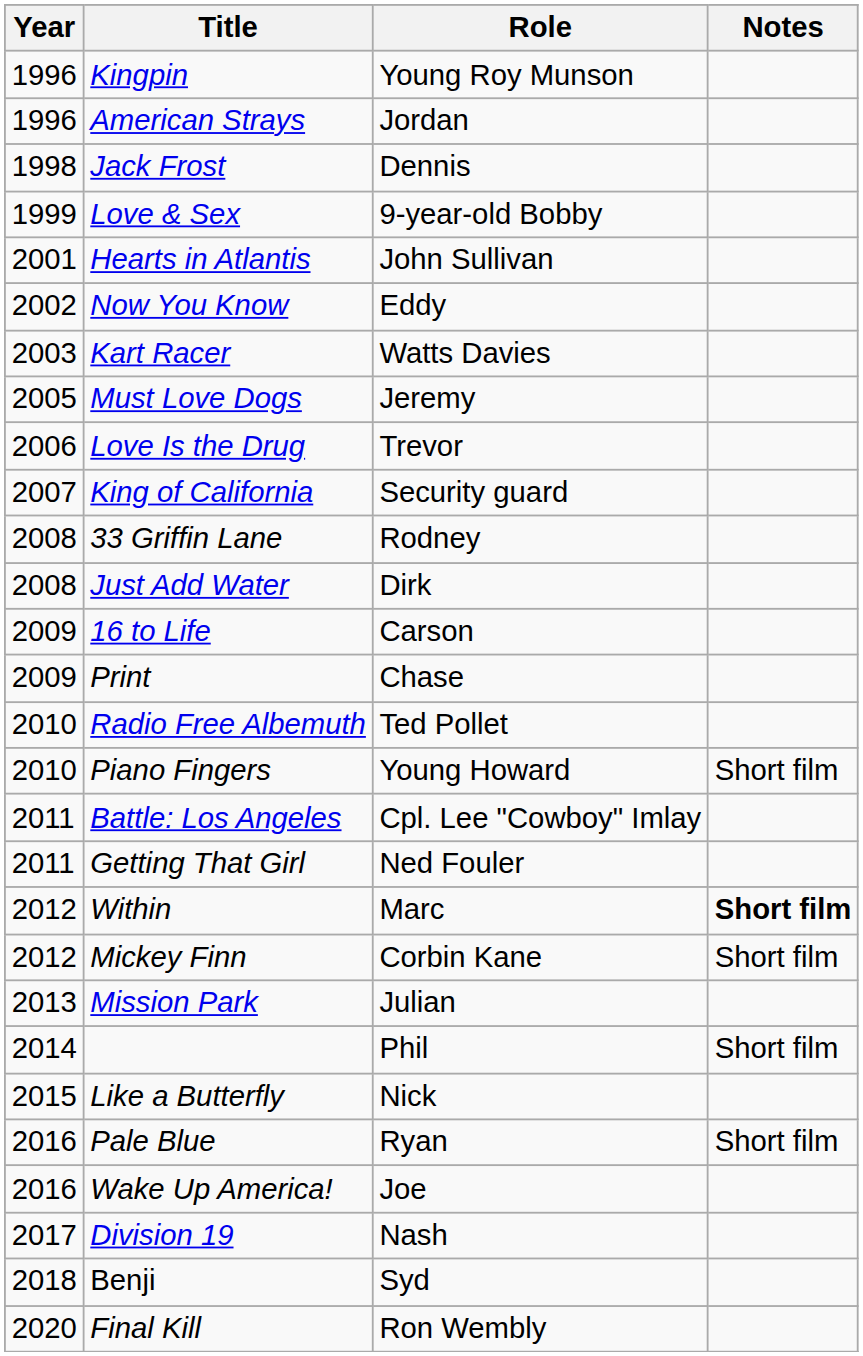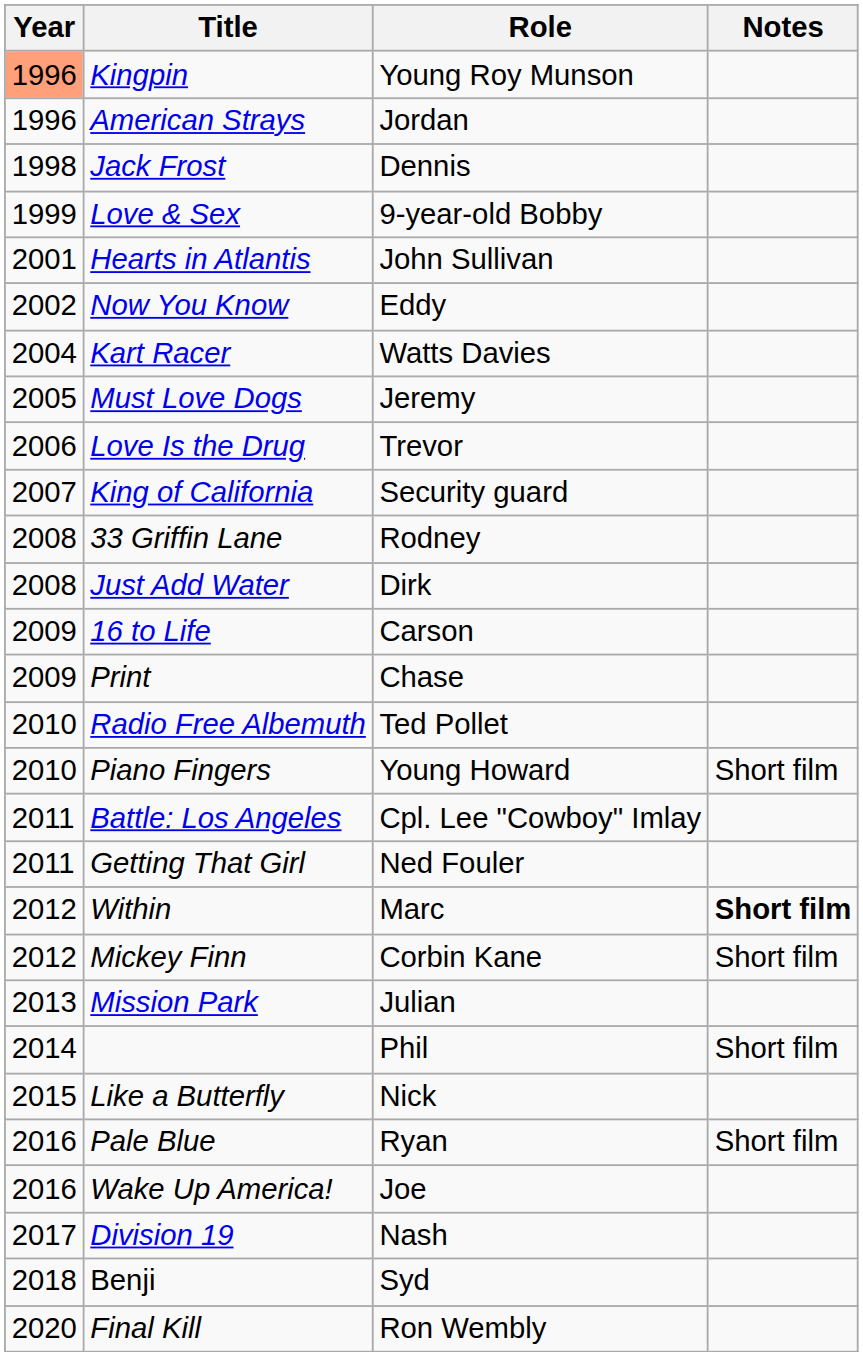(44, 74) no background -> (44, 74) lightsalmon background
(44, 352) 2003 -> (44, 352) 2004
